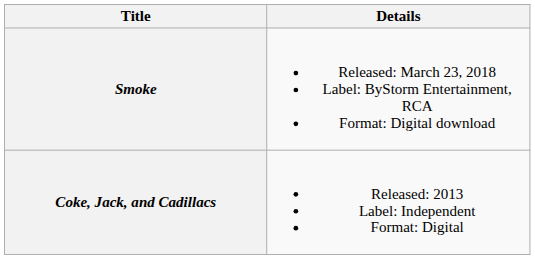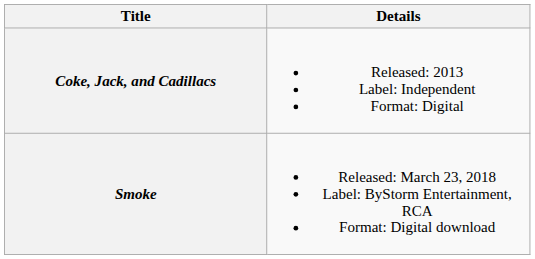rows swapped: (136, 202) <-> (136, 89)
